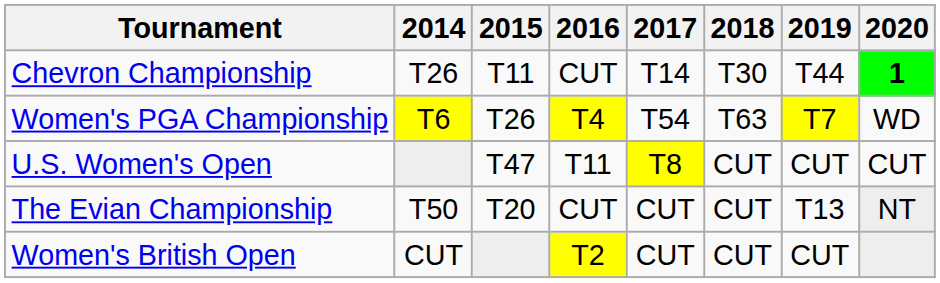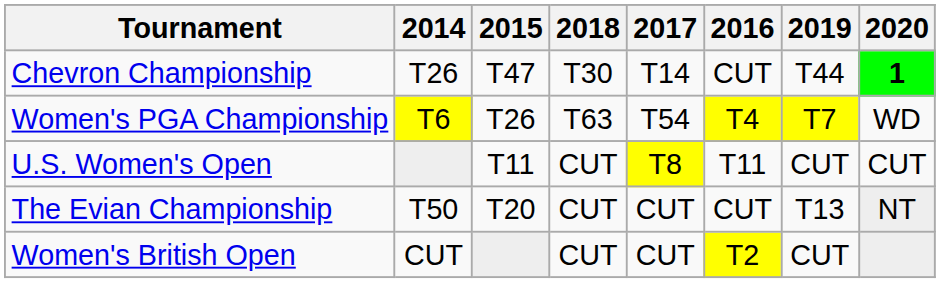columns swapped: (588, 28) <-> (743, 28)
(511, 73) T11 -> (511, 73) T47
(511, 164) T47 -> (511, 164) T11
